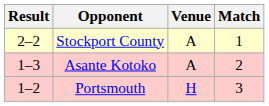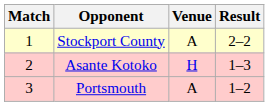columns swapped: (239, 16) <-> (29, 16)
(191, 64) A -> (192, 64) H
(191, 88) H -> (192, 88) A
